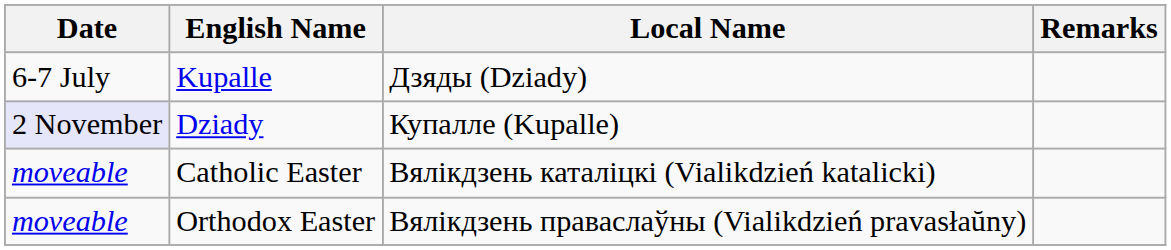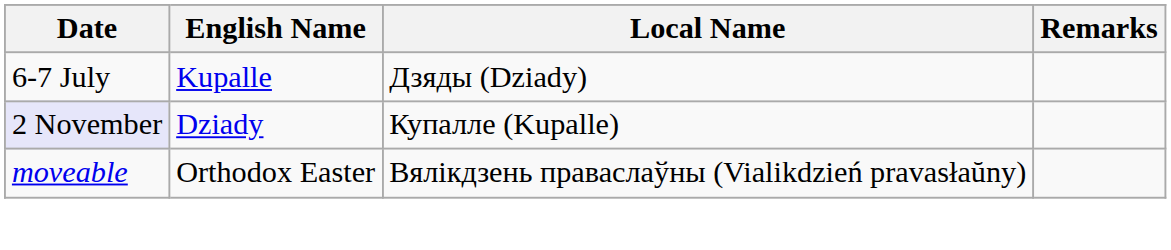- row: (269, 172)
